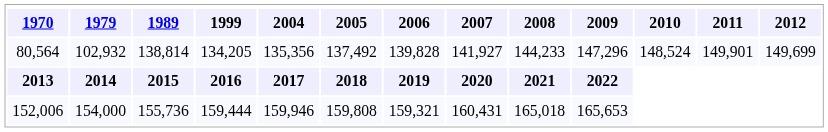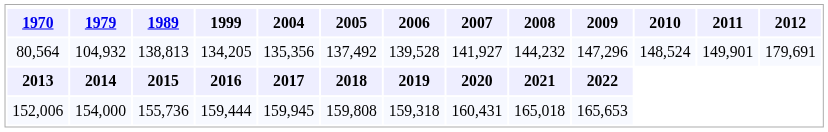(101, 52) 102,932 -> (101, 52) 104,932
(163, 52) 138,814 -> (163, 52) 138,813
(414, 52) 139,828 -> (414, 52) 139,528
(540, 52) 144,233 -> (540, 52) 144,232
(790, 52) 149,699 -> (790, 52) 179,691
(289, 110) 159,946 -> (289, 110) 159,945
(414, 110) 159,321 -> (414, 110) 159,318
